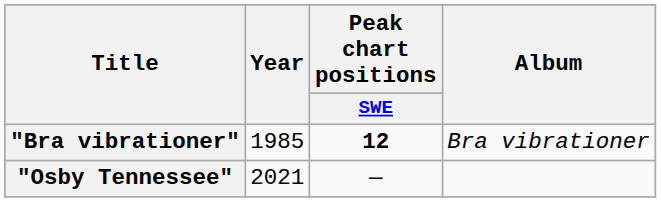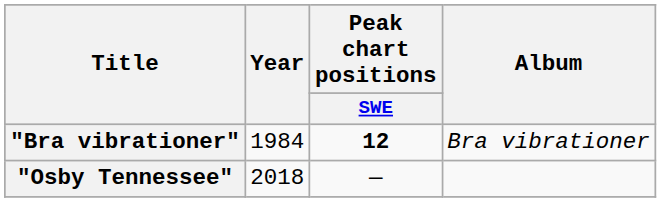(277, 142) 1985 -> (277, 142) 1984
(277, 179) 2021 -> (277, 179) 2018
